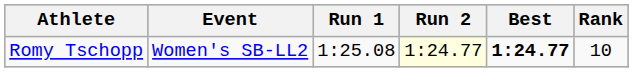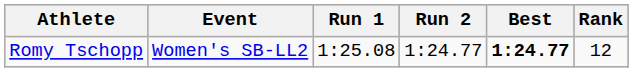(443, 51) lightyellow background -> (443, 51) no background
(601, 51) 10 -> (601, 51) 12
